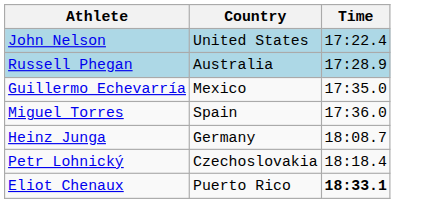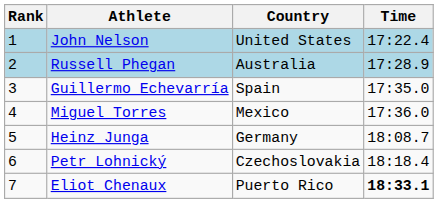+ column: (26, 17)
(220, 89) Mexico -> (258, 89) Spain
(215, 113) Spain -> (262, 113) Mexico
